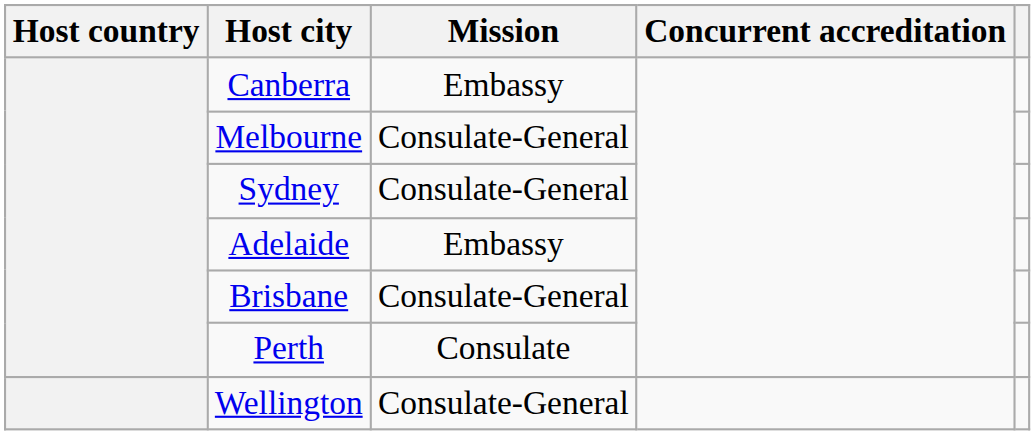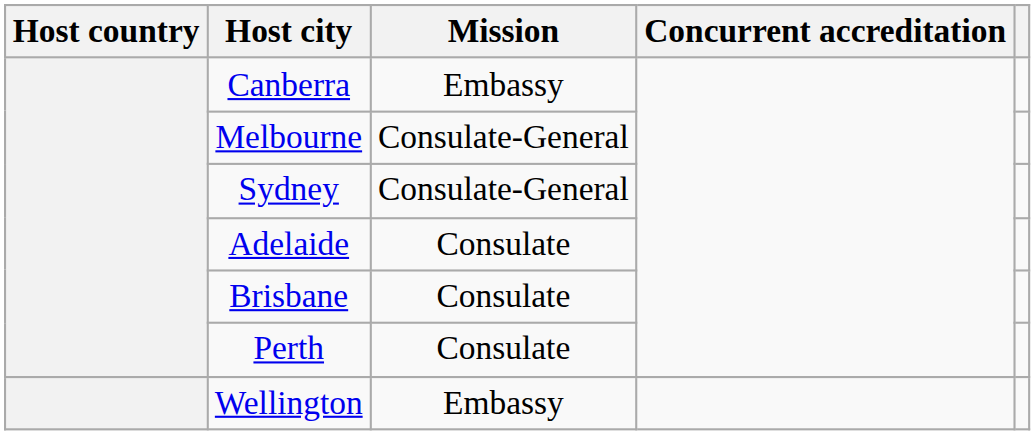(503, 243) Embassy -> (503, 243) Consulate
(503, 296) Consulate-General -> (503, 296) Consulate
(503, 402) Consulate-General -> (503, 402) Embassy
